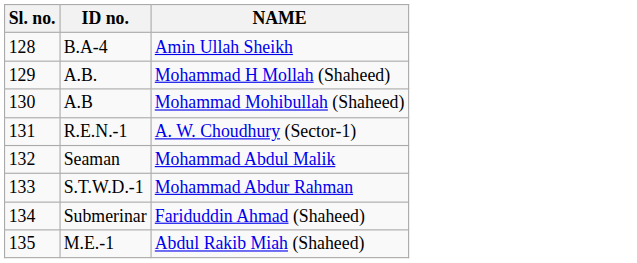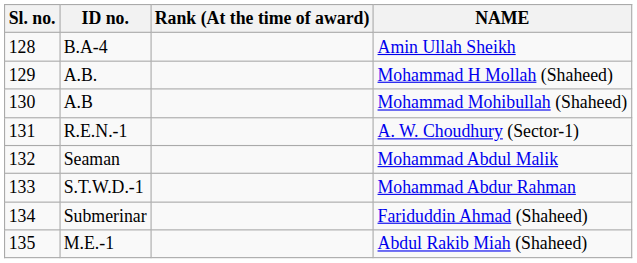+ column: (262, 18)
